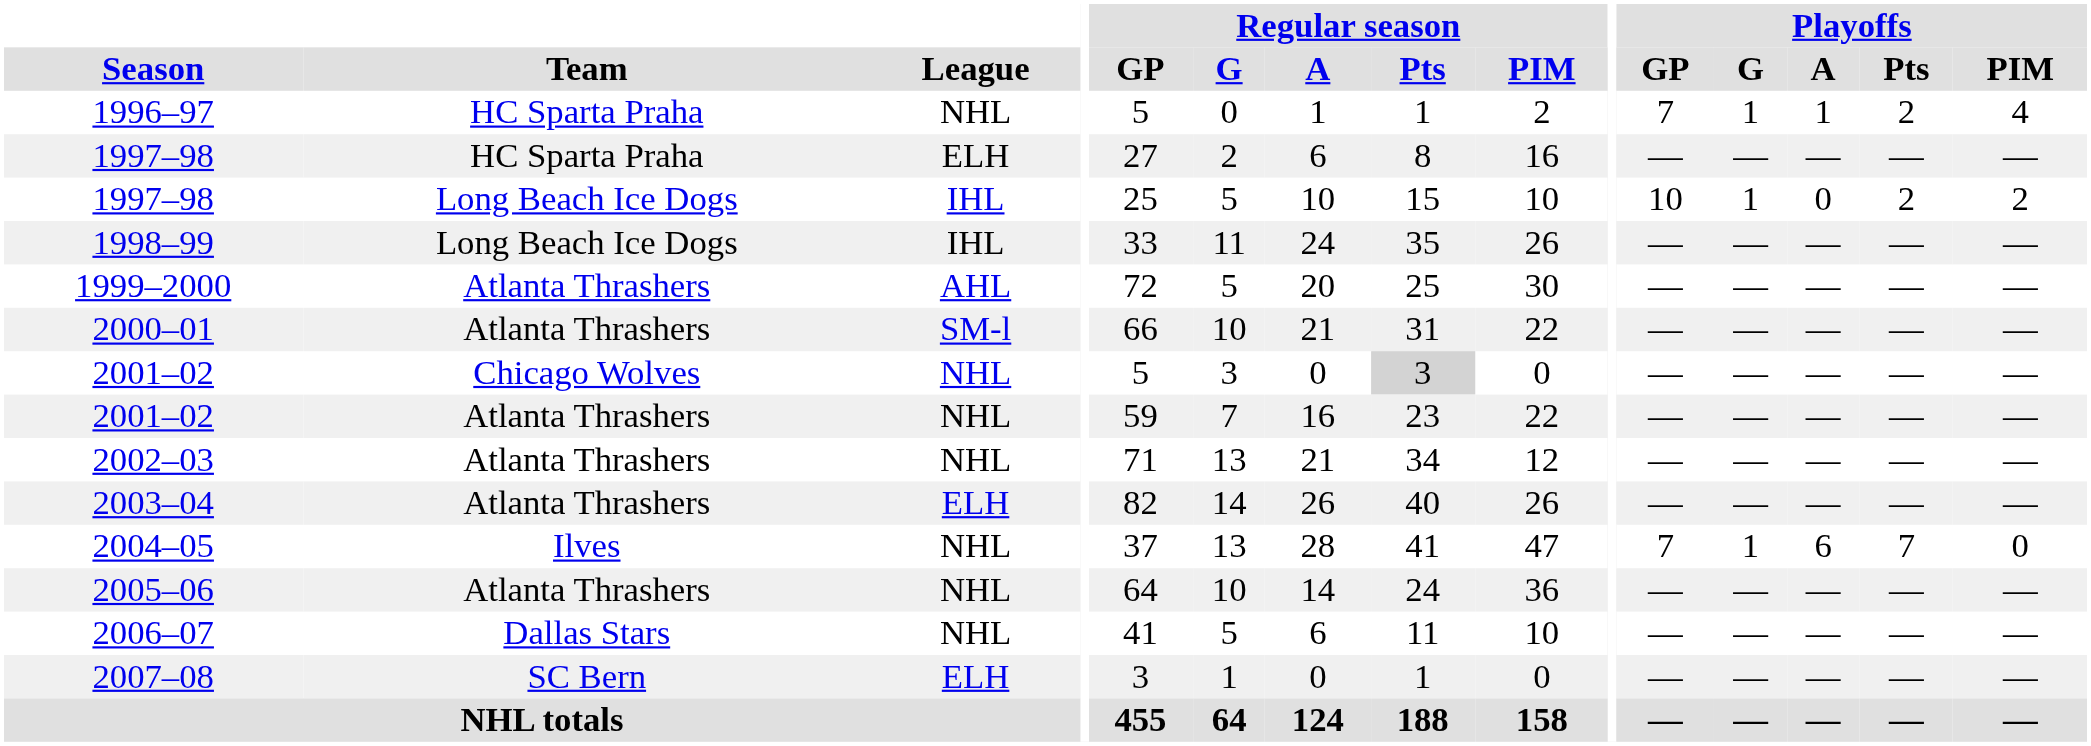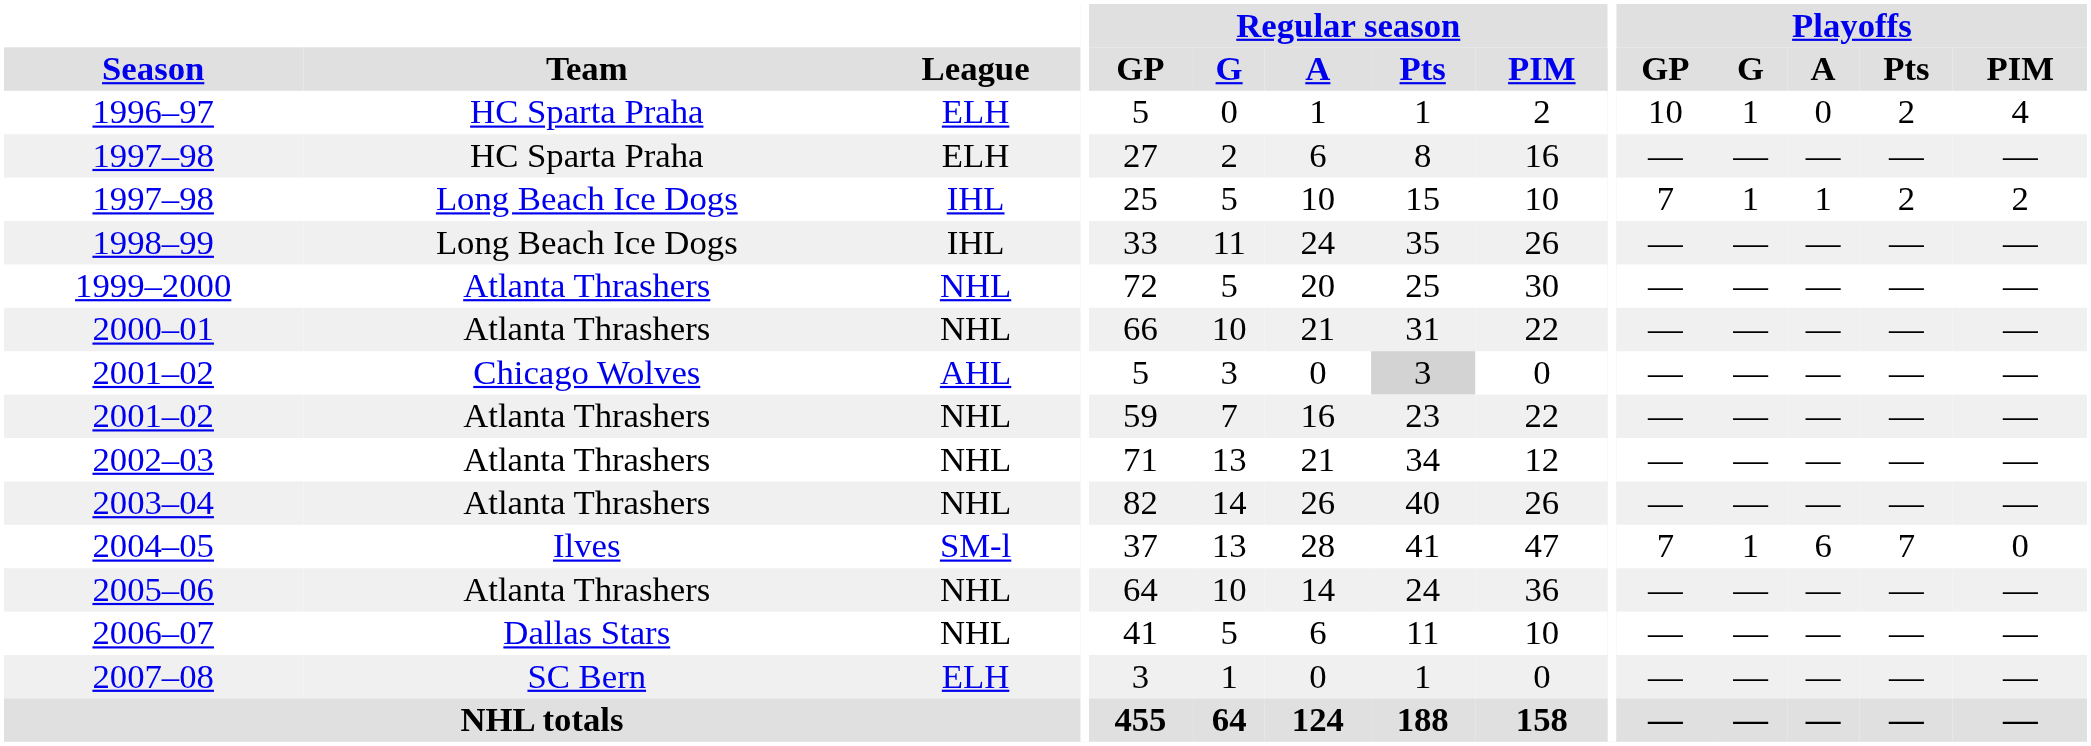(976, 111) NHL -> (976, 111) ELH
(1665, 111) 7 -> (1665, 111) 10
(1823, 111) 1 -> (1823, 111) 0
(1665, 198) 10 -> (1665, 198) 7
(1823, 198) 0 -> (1823, 198) 1
(976, 285) AHL -> (976, 285) NHL
(976, 328) SM-l -> (976, 328) NHL
(976, 372) NHL -> (976, 372) AHL
(976, 502) ELH -> (976, 502) NHL
(976, 545) NHL -> (976, 545) SM-l
